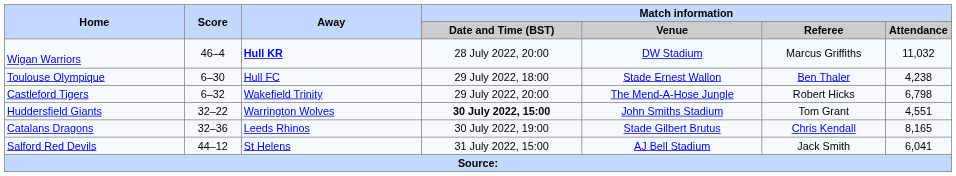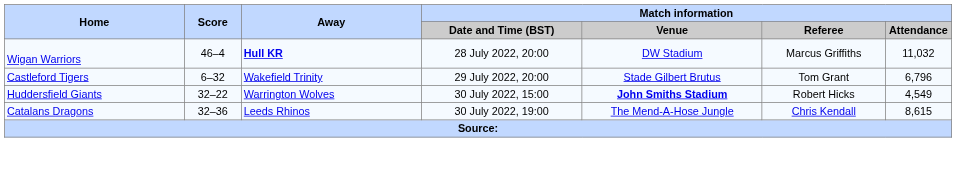- row: (56, 77)
(672, 94) The Mend-A-Hose Jungle -> (672, 77) Stade Gilbert Brutus
(824, 94) Robert Hicks -> (824, 77) Tom Grant
(918, 94) 6,798 -> (918, 77) 6,796
(502, 111) bold -> (502, 94) normal
(672, 111) normal -> (672, 94) bold
(824, 111) Tom Grant -> (824, 94) Robert Hicks
(918, 111) 4,551 -> (918, 94) 4,549
(672, 128) Stade Gilbert Brutus -> (672, 111) The Mend-A-Hose Jungle
(918, 128) 8,165 -> (918, 111) 8,615
- row: (52, 146)
